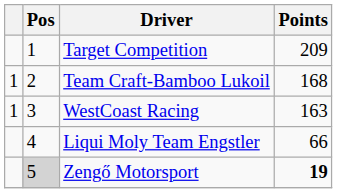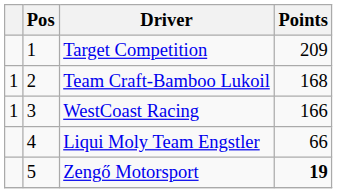(314, 111) 163 -> (314, 111) 166
(31, 172) lightgrey background -> (31, 172) no background
